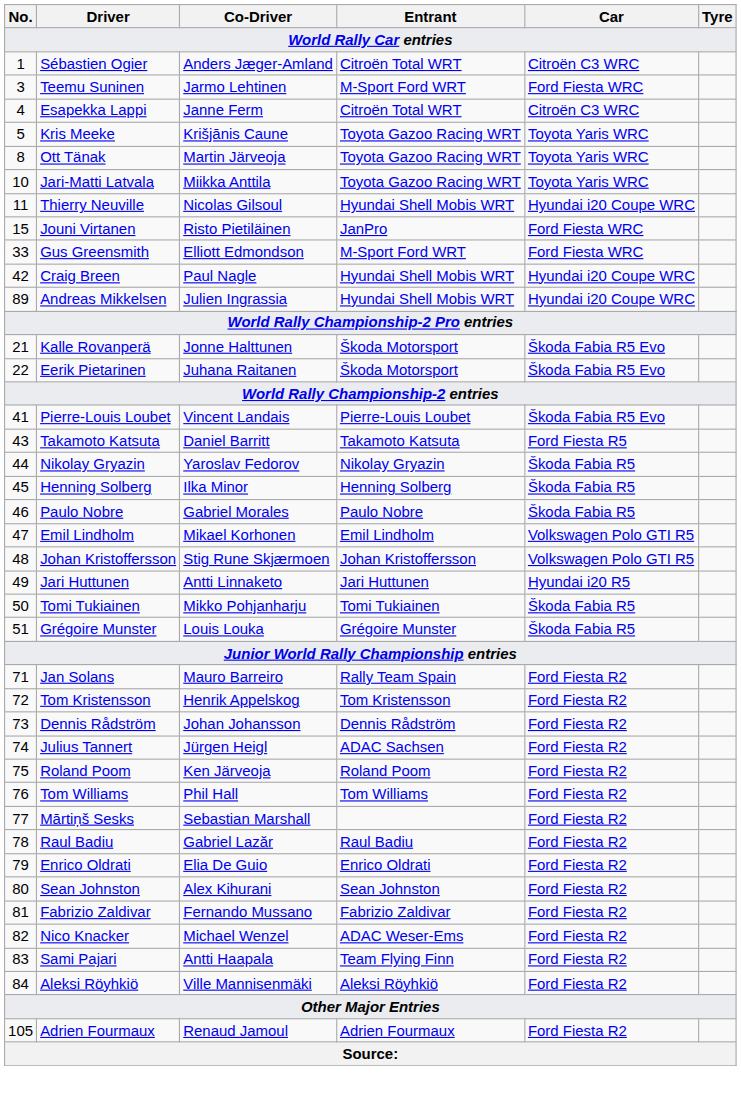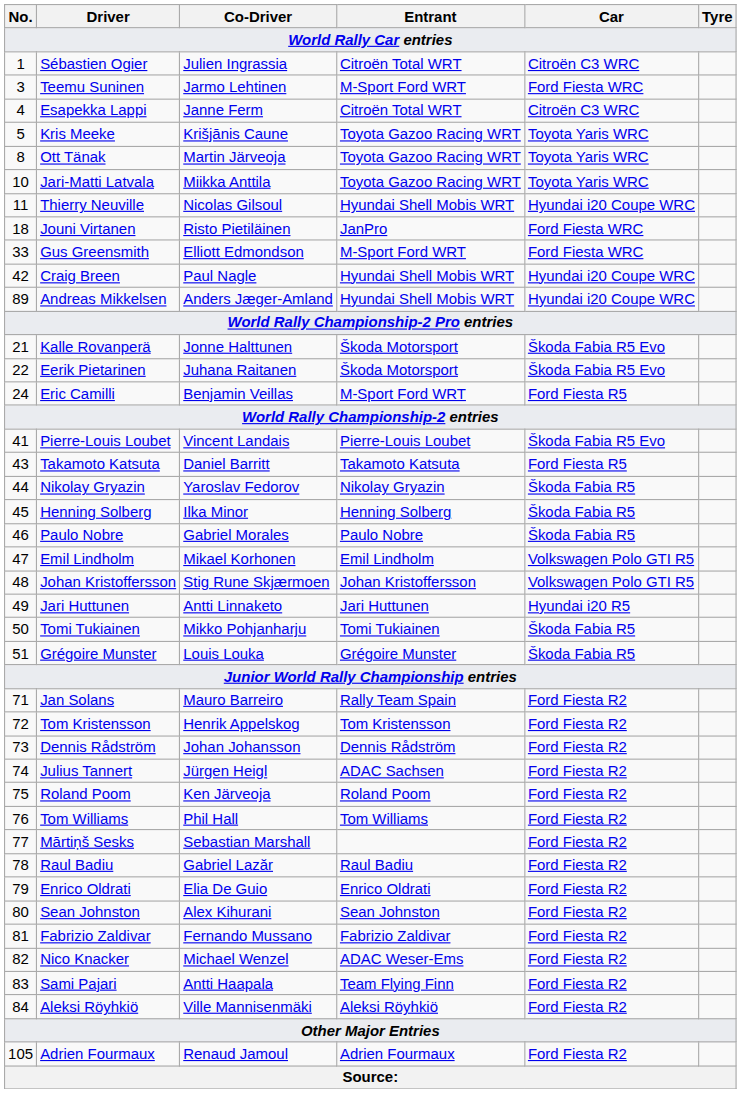(258, 63) Anders Jæger-Amland -> (235, 63) Julien Ingrassia
(21, 228) 15 -> (21, 228) 18
(235, 299) Julien Ingrassia -> (258, 299) Anders Jæger-Amland
+ row: (78, 393)
